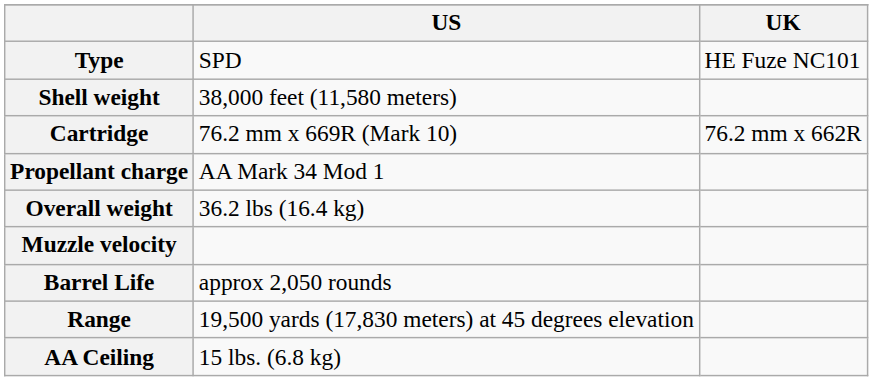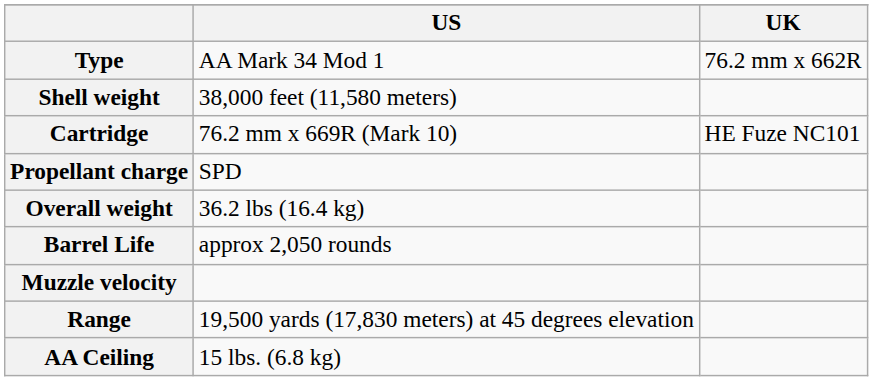(220, 60) SPD -> (292, 60) AA Mark 34 Mod 1
(782, 60) HE Fuze NC101 -> (783, 60) 76.2 mm x 662R
(783, 134) 76.2 mm x 662R -> (782, 134) HE Fuze NC101
(292, 171) AA Mark 34 Mod 1 -> (220, 171) SPD
rows swapped: (99, 245) <-> (99, 282)
